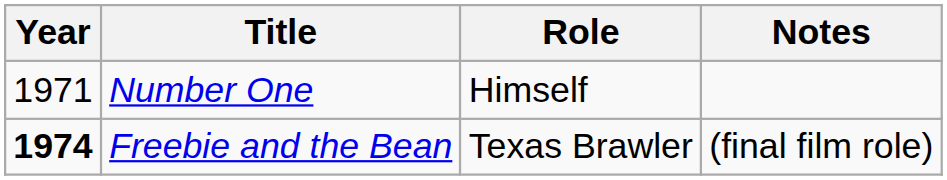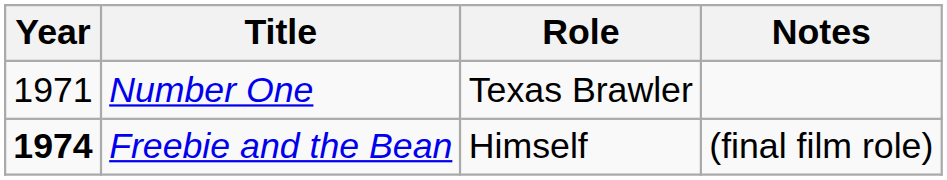(528, 89) Himself -> (581, 89) Texas Brawler
(581, 145) Texas Brawler -> (528, 145) Himself
